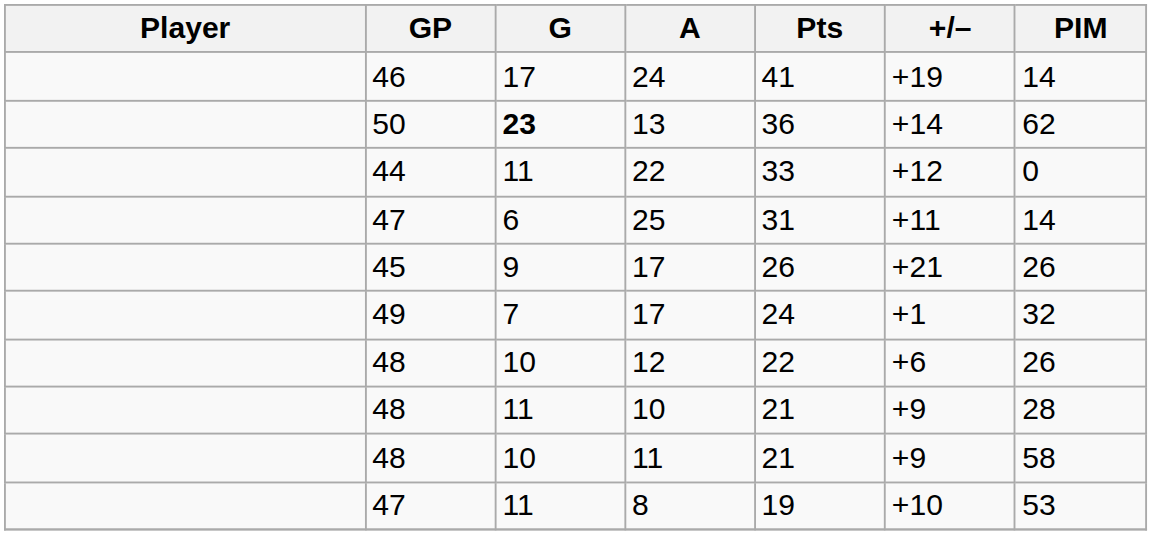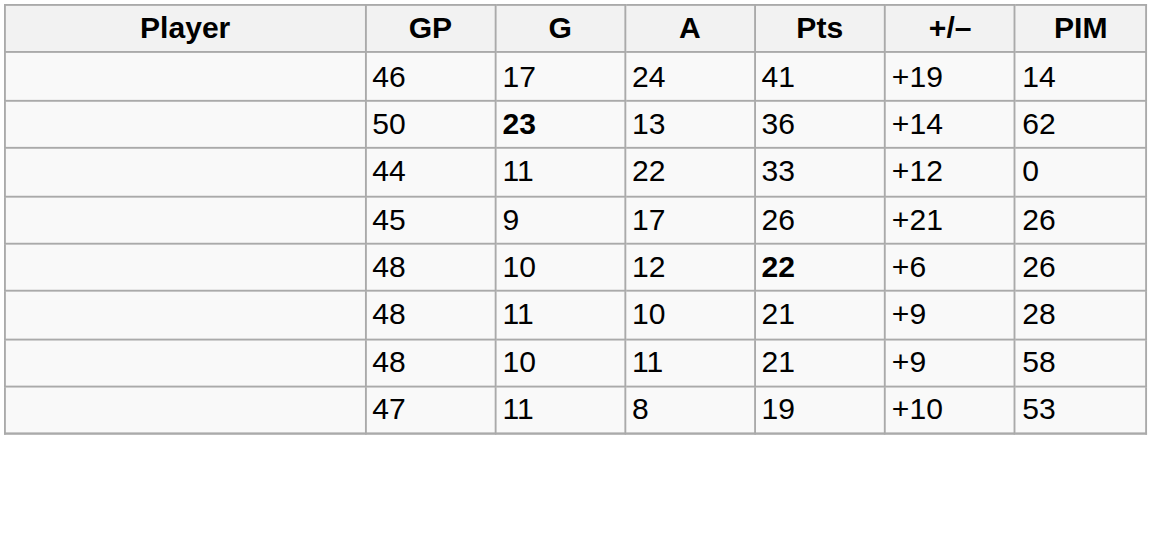- row: (389, 219)
- row: (389, 314)
(778, 362) normal -> (778, 266) bold
